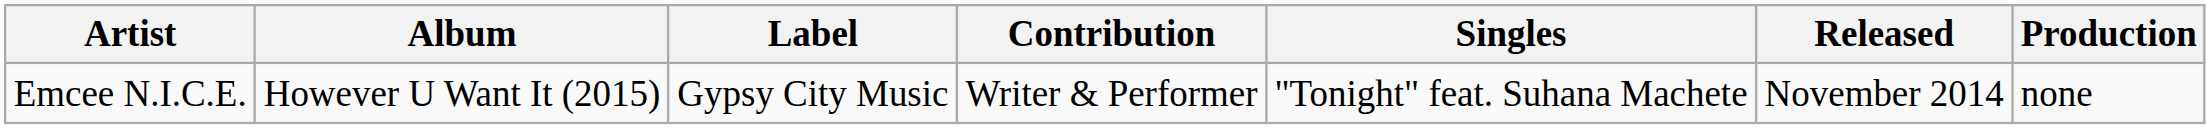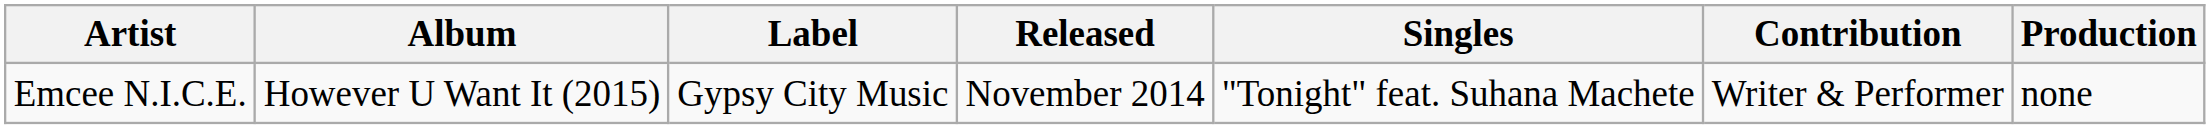columns swapped: (1884, 33) <-> (1111, 33)
